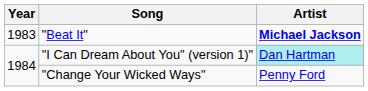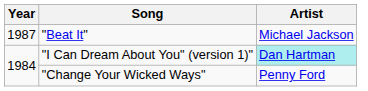(22, 34) 1983 -> (22, 34) 1987
(310, 34) bold -> (306, 34) normal
